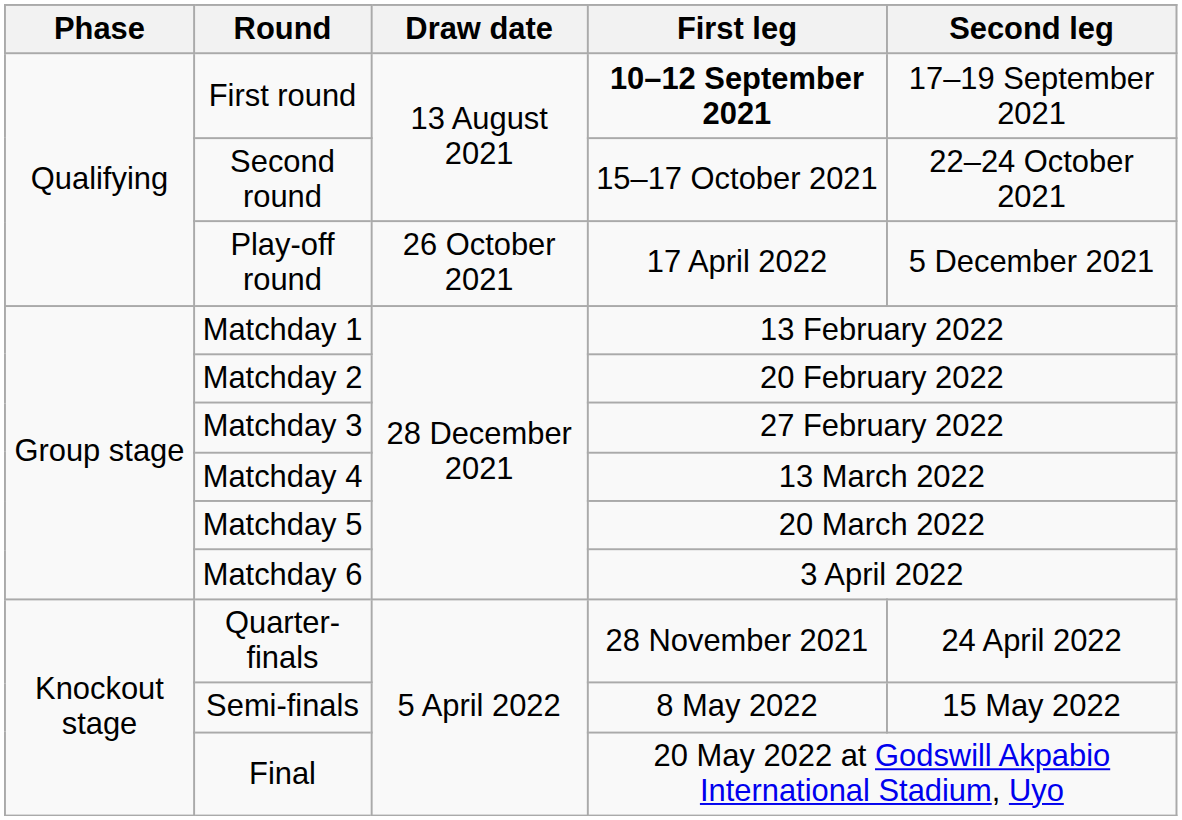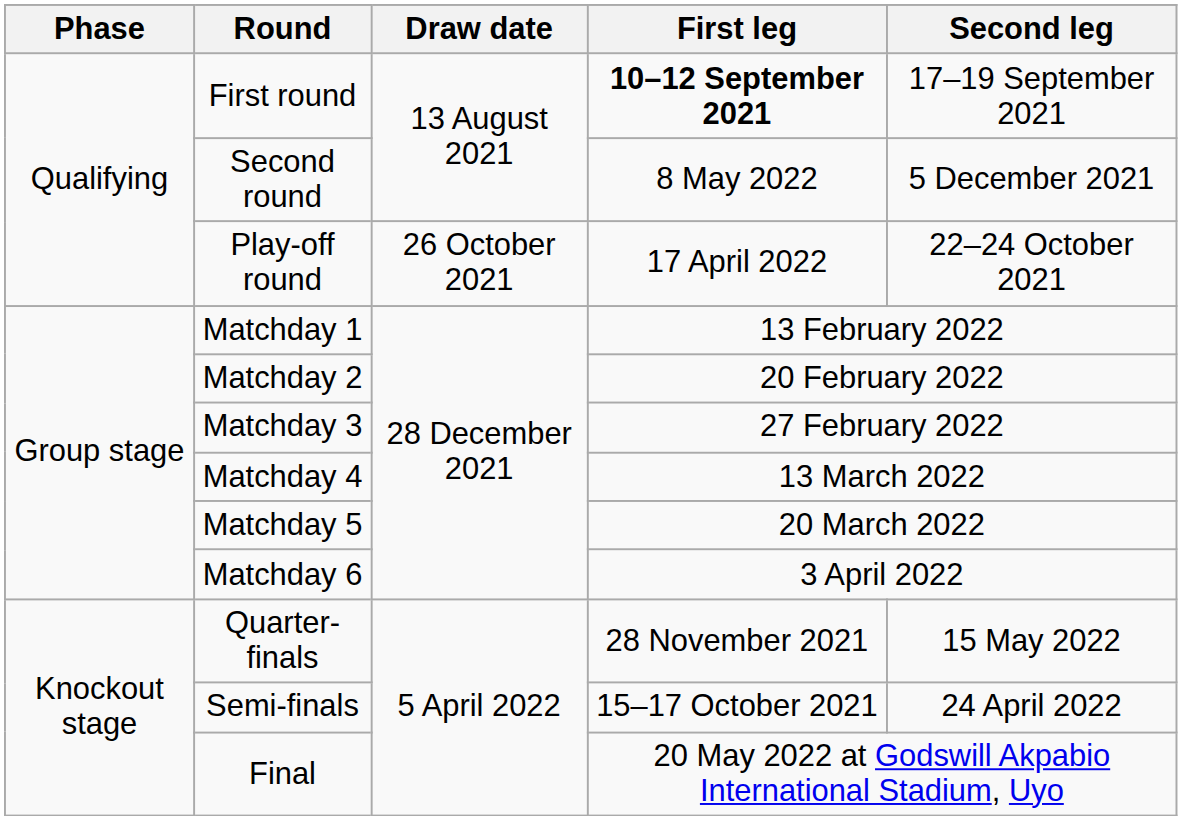(737, 179) 15–17 October 2021 -> (737, 179) 8 May 2022
(1032, 179) 22–24 October 2021 -> (1032, 179) 5 December 2021
(1032, 262) 5 December 2021 -> (1032, 262) 22–24 October 2021
(1032, 640) 24 April 2022 -> (1032, 640) 15 May 2022
(737, 706) 8 May 2022 -> (737, 706) 15–17 October 2021
(1032, 706) 15 May 2022 -> (1032, 706) 24 April 2022
